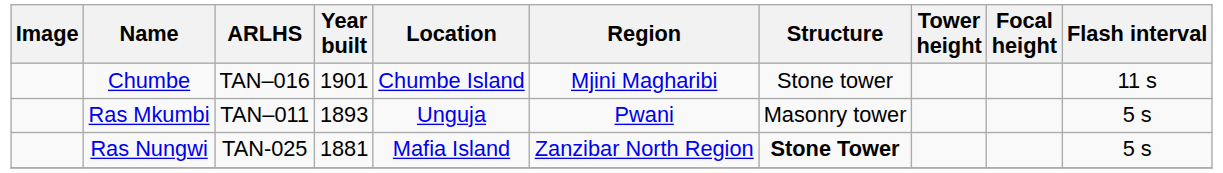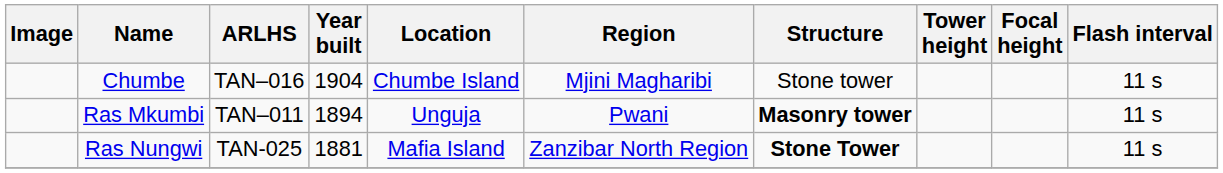(344, 80) 1901 -> (339, 80) 1904
(344, 115) 1893 -> (339, 115) 1894
(835, 115) normal -> (835, 115) bold
(1137, 115) 5 s -> (1143, 115) 11 s
(1137, 149) 5 s -> (1143, 149) 11 s
